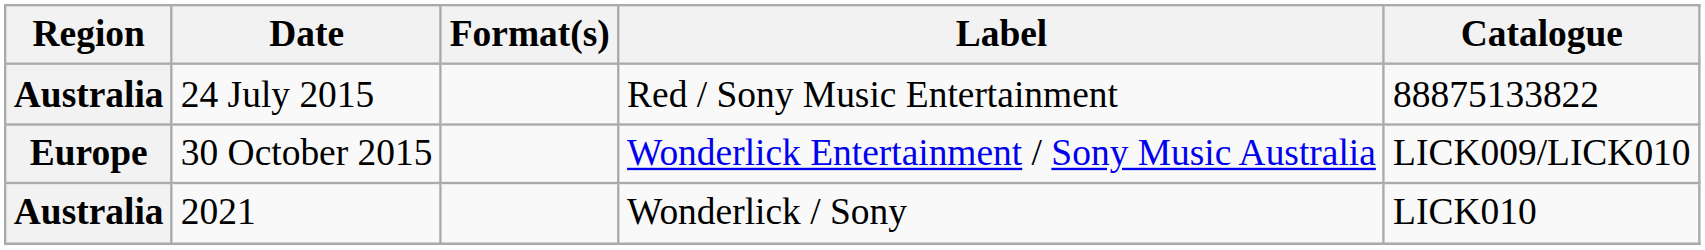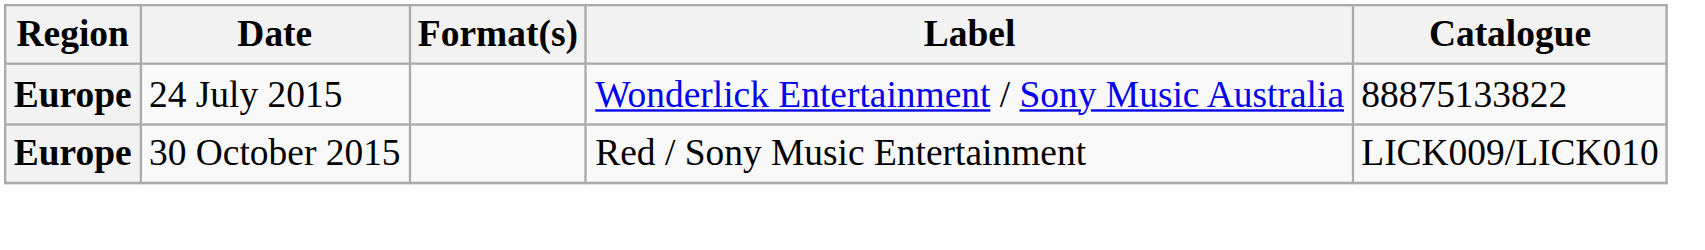(89, 93) Australia -> (73, 93) Europe
(872, 93) Red / Sony Music Entertainment -> (970, 93) Wonderlick Entertainment / Sony Music Australia
(1001, 152) Wonderlick Entertainment / Sony Music Australia -> (841, 152) Red / Sony Music Entertainment
- row: (218, 212)
